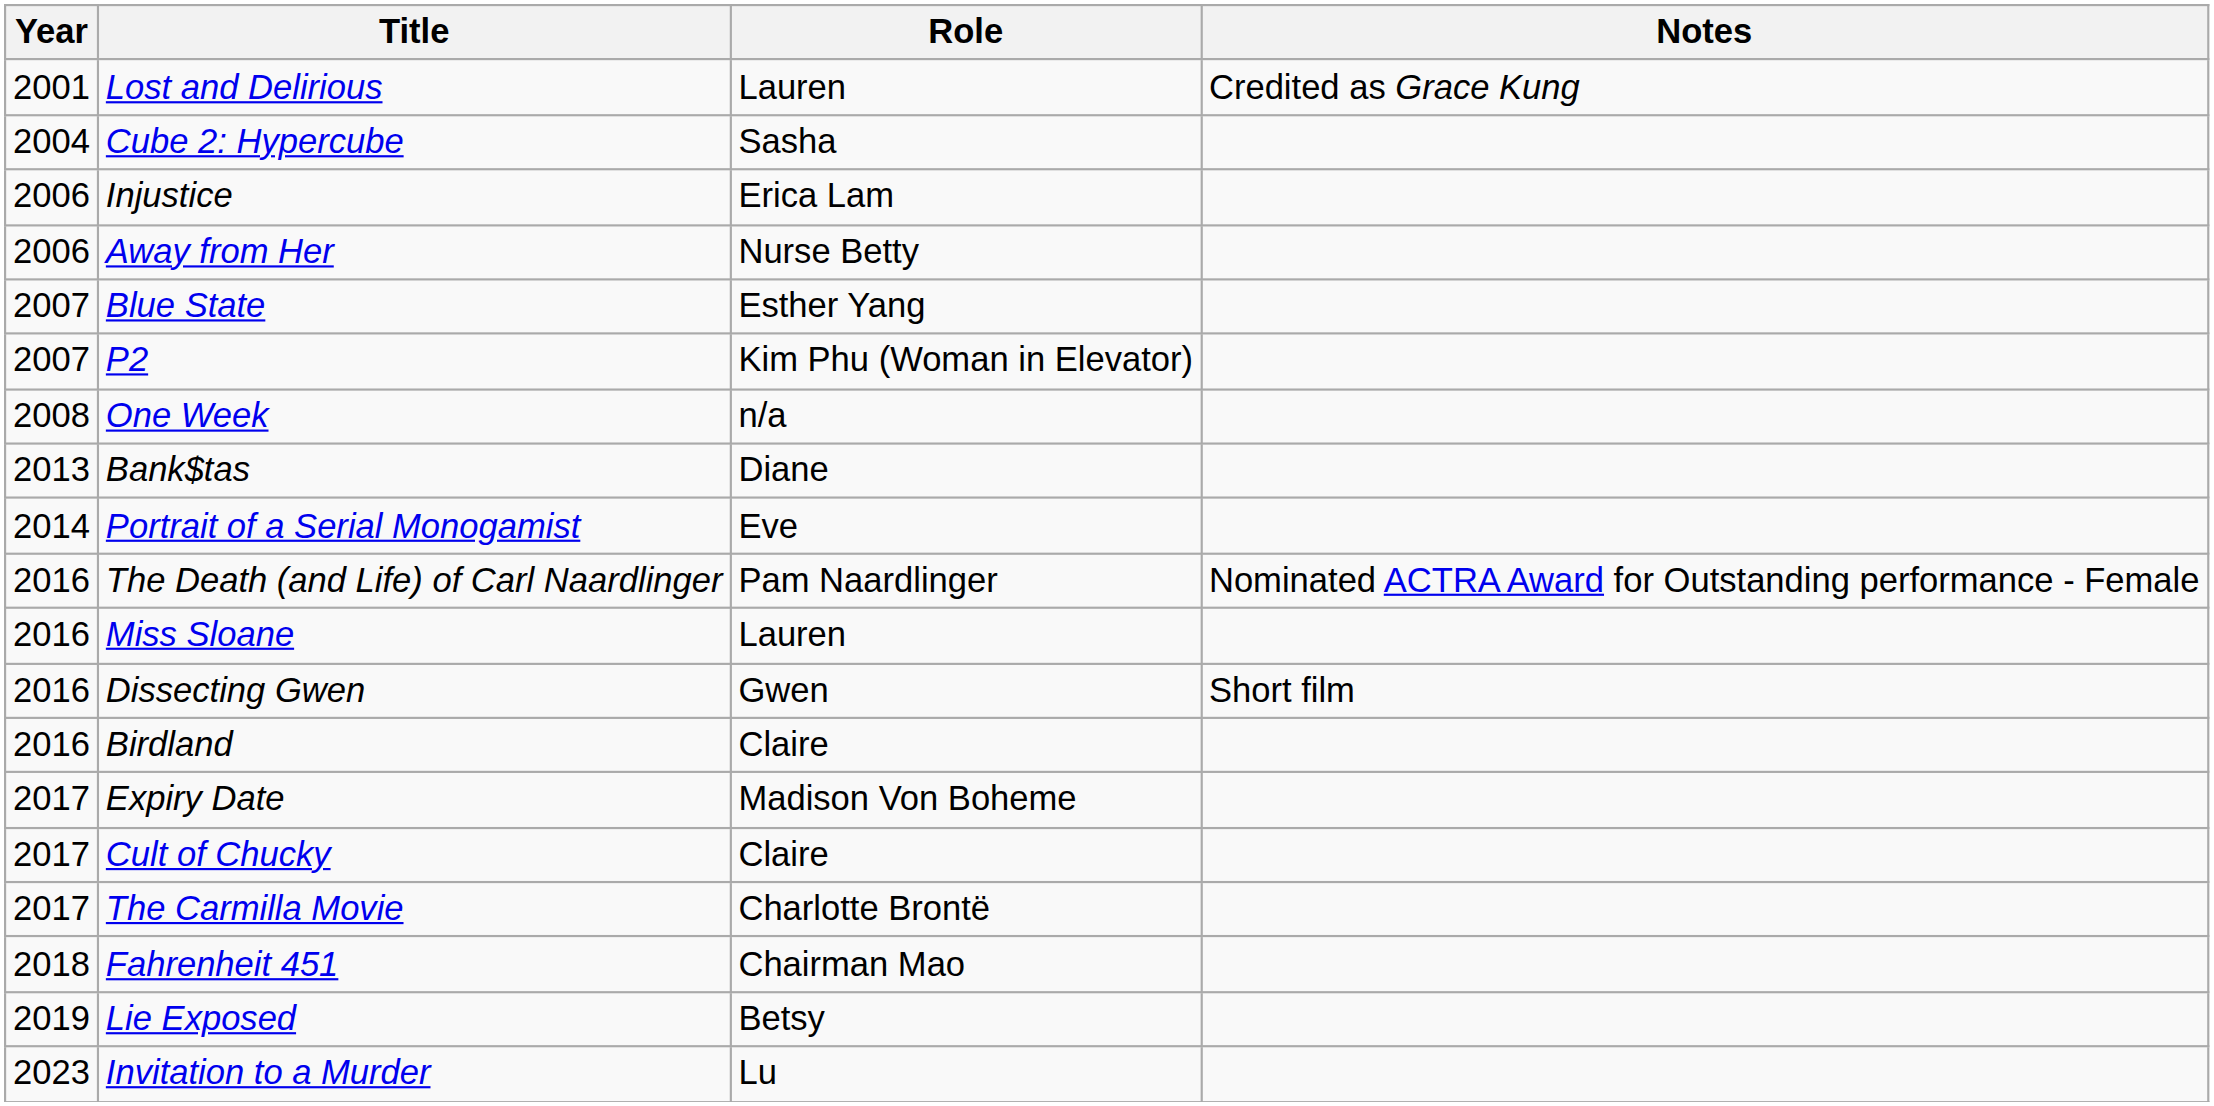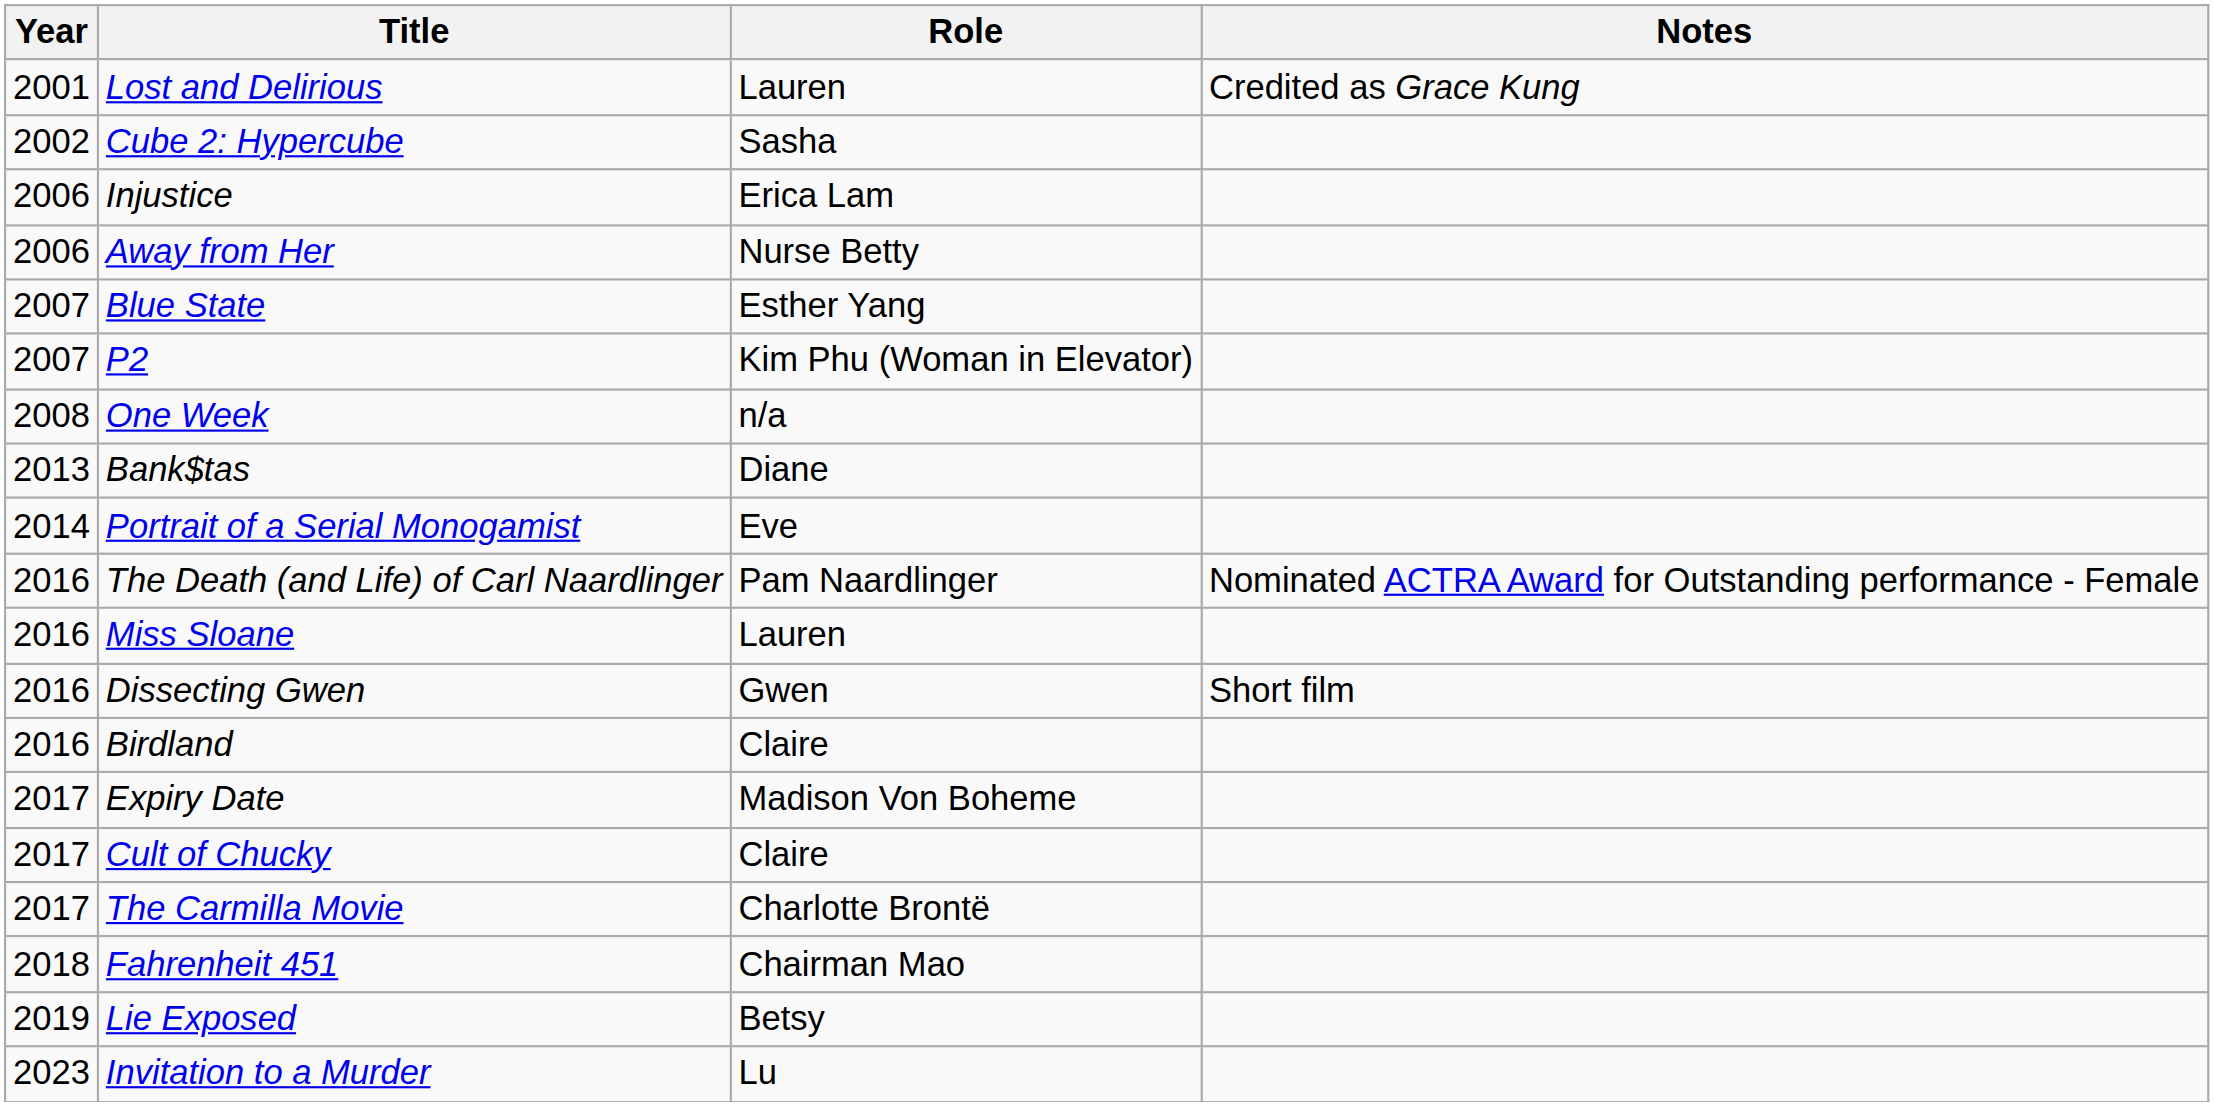(51, 141) 2004 -> (51, 141) 2002
